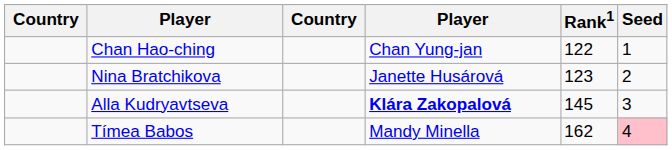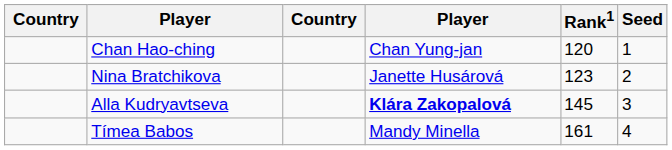(579, 49) 122 -> (579, 49) 120
(579, 131) 162 -> (579, 131) 161
(627, 131) pink background -> (627, 131) no background
